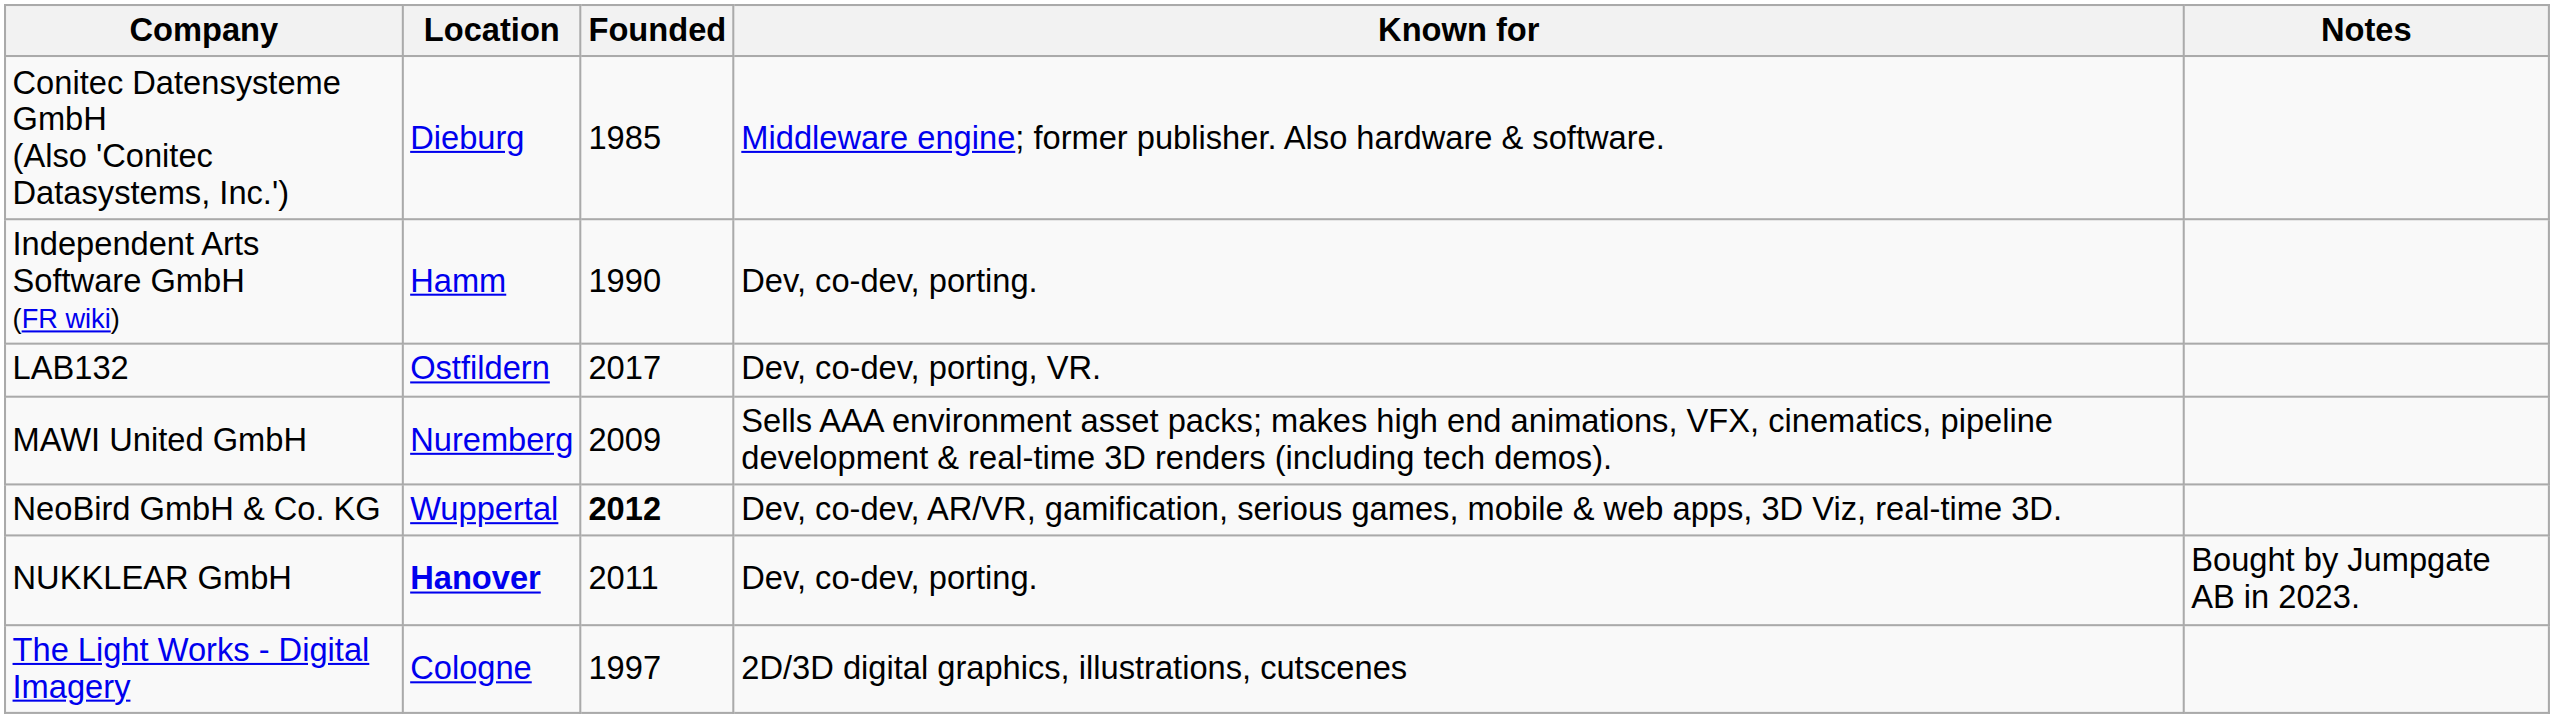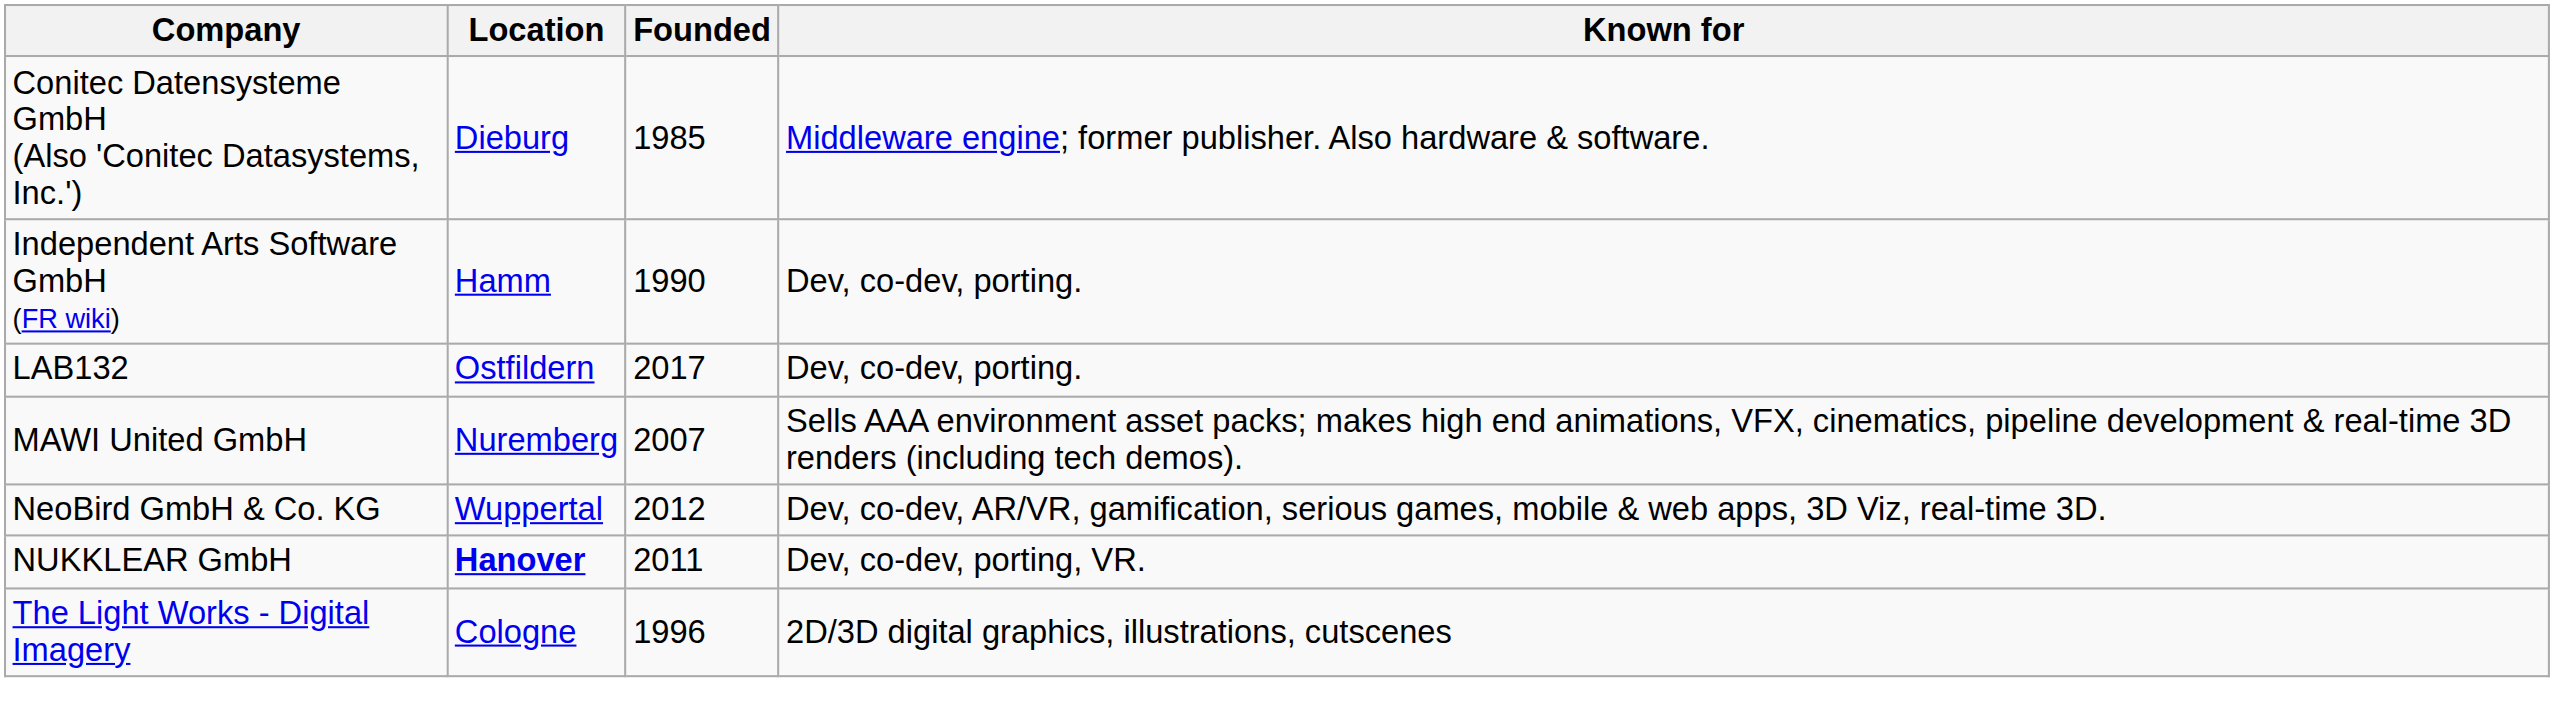- column: (2366, 30)
(921, 369) Dev, co-dev, porting, VR. -> (934, 369) Dev, co-dev, porting.
(625, 439) 2009 -> (669, 439) 2007
(625, 509) bold -> (669, 509) normal
(889, 579) Dev, co-dev, porting. -> (966, 561) Dev, co-dev, porting, VR.
(625, 668) 1997 -> (669, 631) 1996
